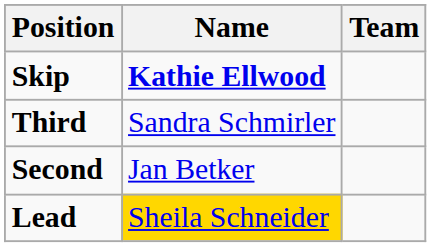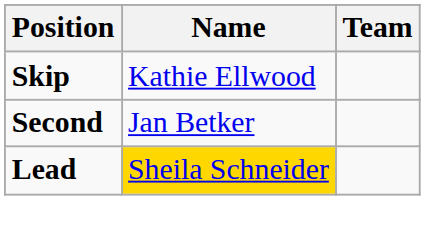(227, 75) bold -> (222, 75) normal
- row: (49, 122)
